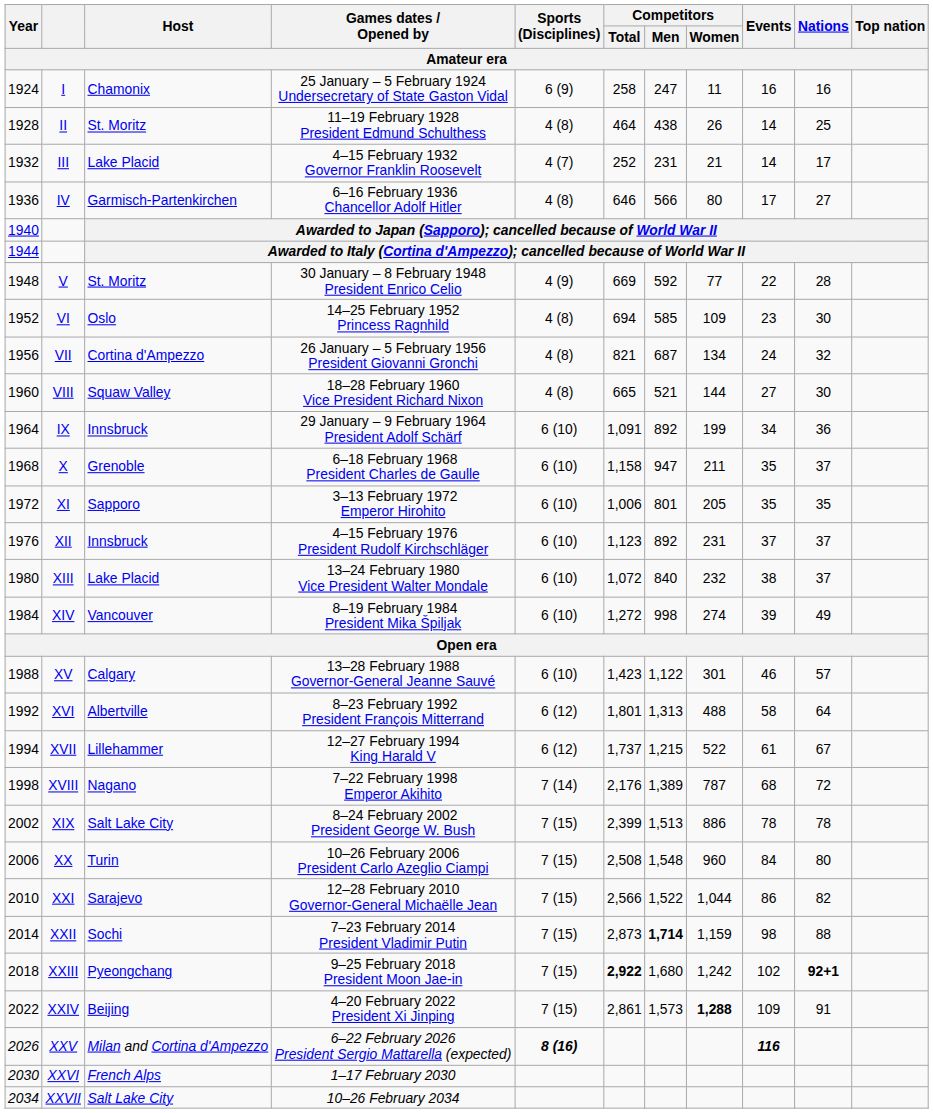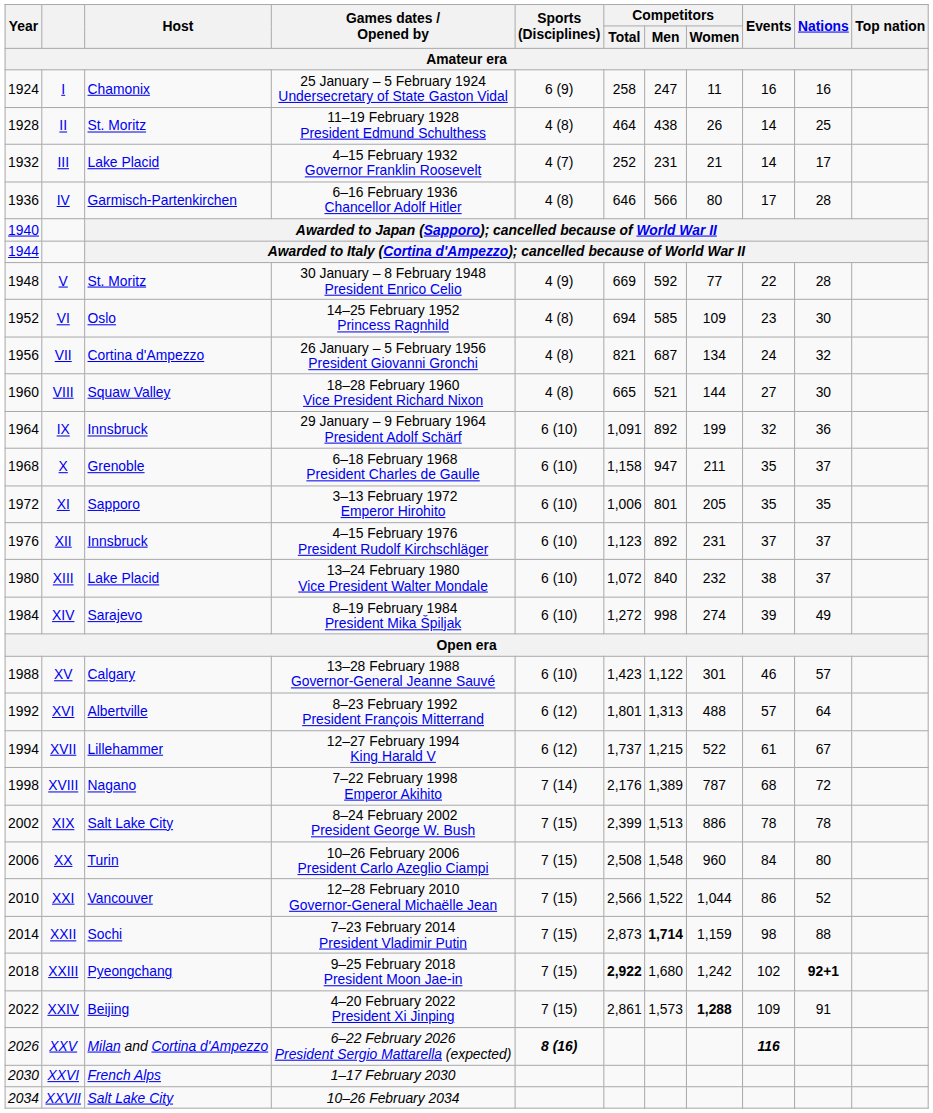(823, 200) 27 -> (823, 200) 28
(769, 429) 34 -> (769, 429) 32
(120, 615) Vancouver -> (115, 615) Sarajevo
(769, 711) 58 -> (769, 711) 57
(115, 897) Sarajevo -> (120, 897) Vancouver
(823, 897) 82 -> (823, 897) 52
